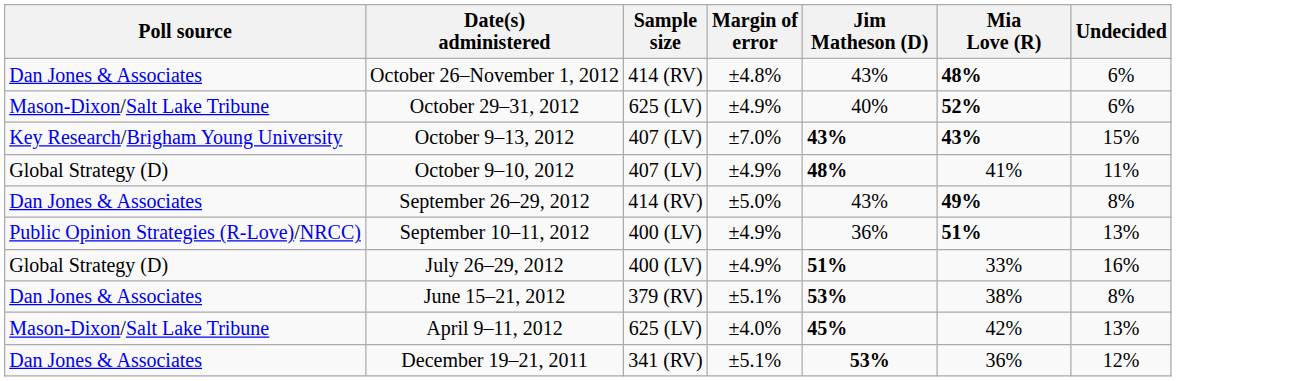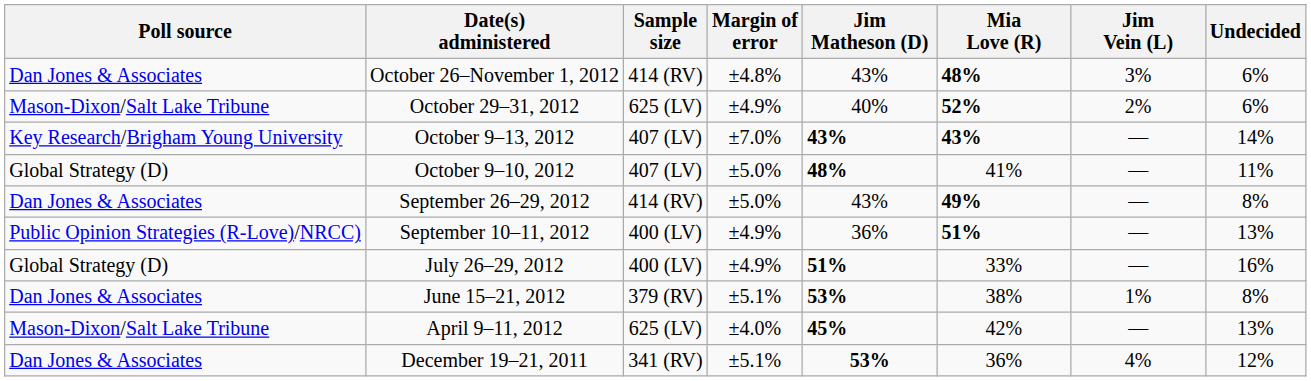+ column: (1138, 31)
(1121, 138) 15% -> (1255, 138) 14%
(755, 169) ±4.9% -> (755, 169) ±5.0%
